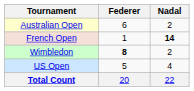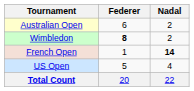rows swapped: (52, 39) <-> (52, 52)
